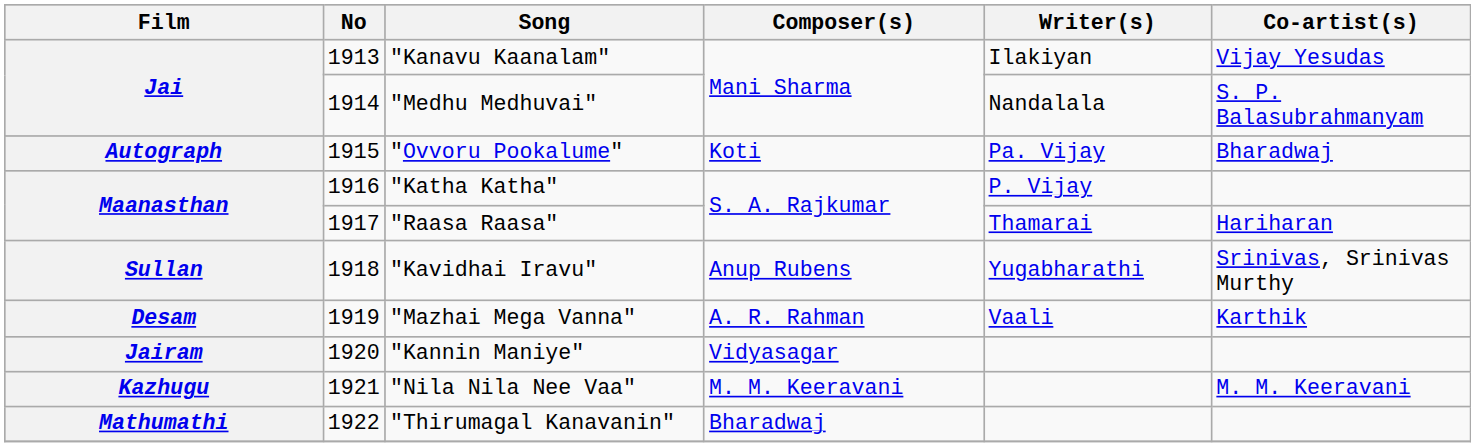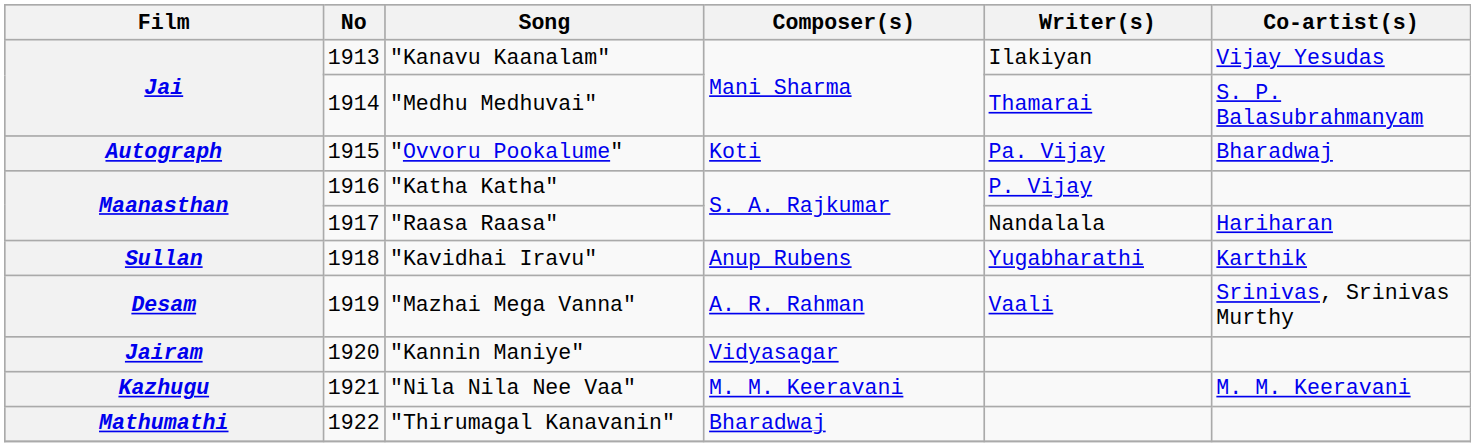(1047, 105) Nandalala -> (1040, 105) Thamarai
(1040, 223) Thamarai -> (1047, 223) Nandalala
(1333, 271) Srinivas, Srinivas Murthy -> (1262, 258) Karthik
(1262, 318) Karthik -> (1333, 306) Srinivas, Srinivas Murthy
